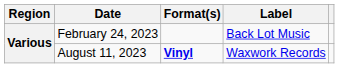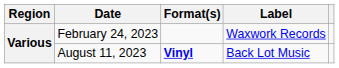(268, 33) Back Lot Music -> (276, 33) Waxwork Records
(276, 53) Waxwork Records -> (268, 53) Back Lot Music
